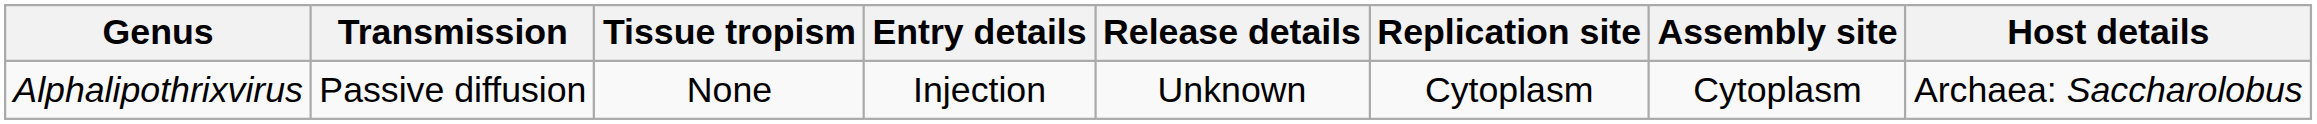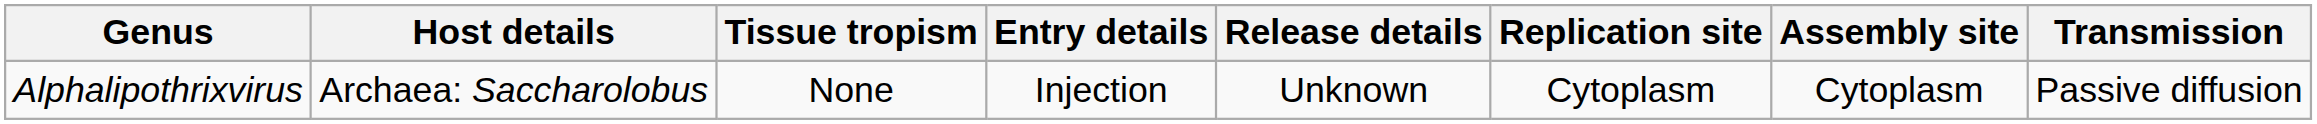columns swapped: (2108, 32) <-> (453, 32)
